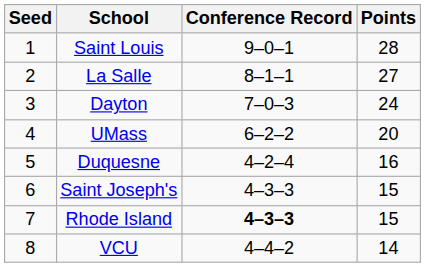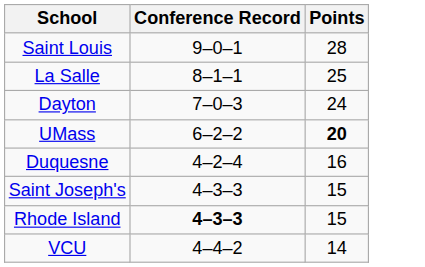- column: (30, 18)
(388, 76) 27 -> (337, 76) 25
(388, 133) normal -> (337, 133) bold
